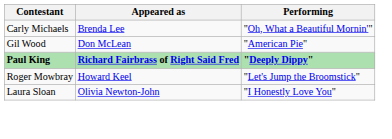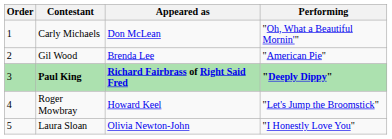+ column: (20, 12)
(101, 28) Brenda Lee -> (134, 34) Don McLean
(104, 44) Don McLean -> (131, 55) Brenda Lee
